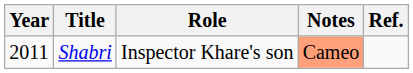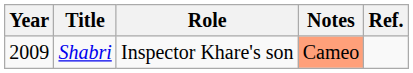(29, 52) 2011 -> (29, 52) 2009
